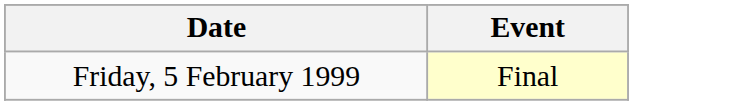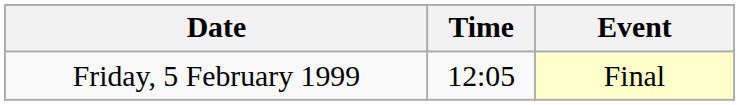+ column: (481, 28)
